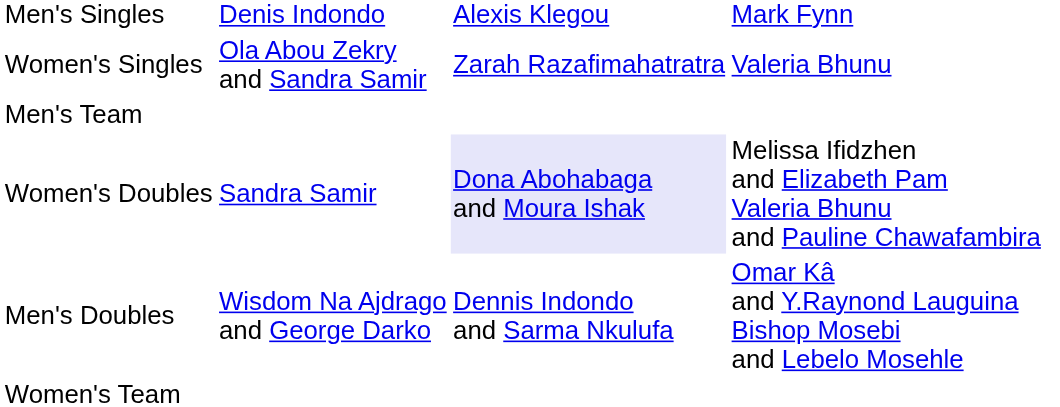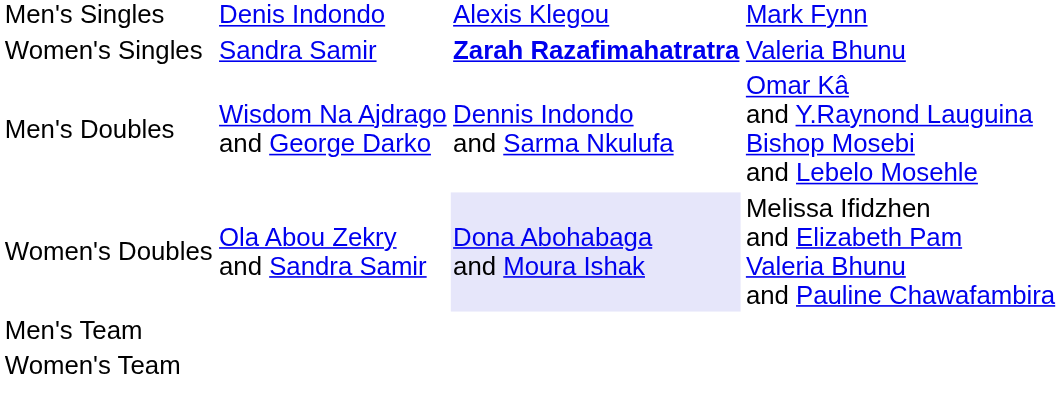(323, 64) Ola Abou Zekry and Sandra Samir -> (298, 50) Sandra Samir
(589, 64) normal -> (596, 50) bold
rows swapped: (90, 316) <-> (74, 114)
(298, 193) Sandra Samir -> (323, 251) Ola Abou Zekry and Sandra Samir
